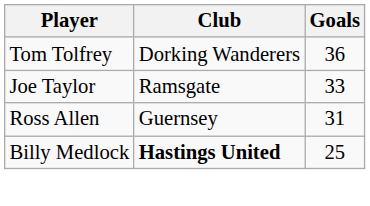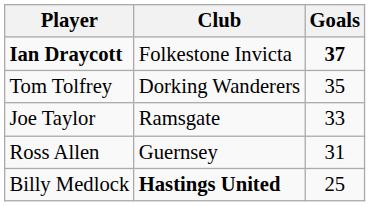+ row: (66, 53)
(335, 53) 36 -> (335, 86) 35
